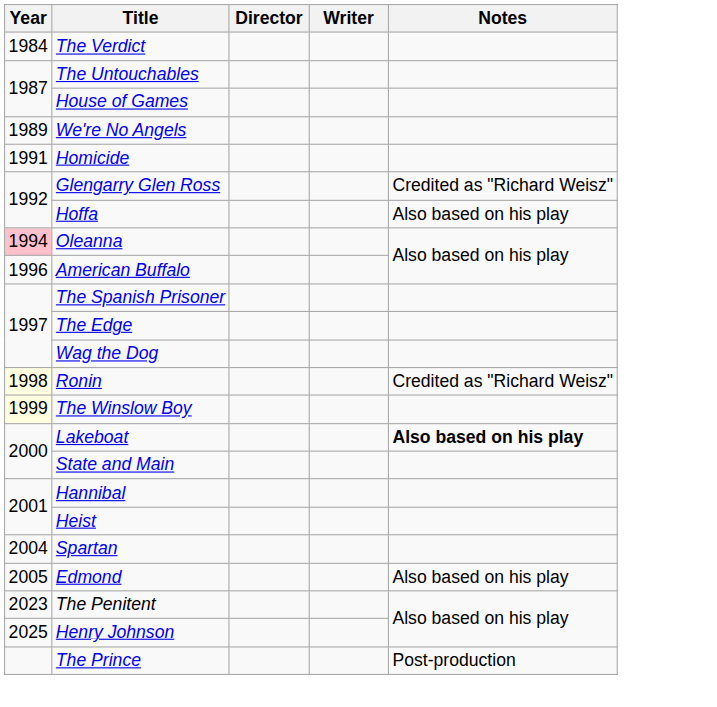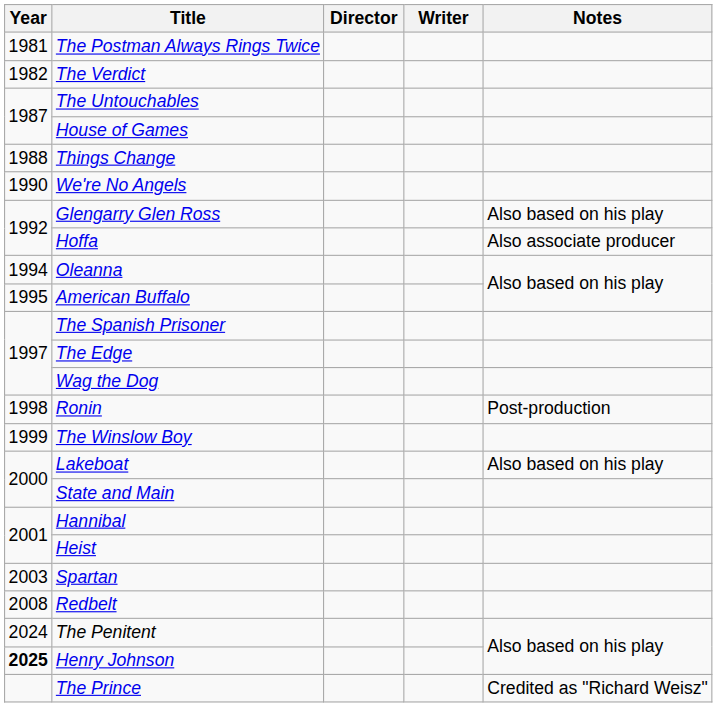+ row: (188, 46)
(28, 46) 1984 -> (28, 74) 1982
+ row: (116, 158)
(28, 130) 1989 -> (28, 185) 1990
- row: (93, 158)
(503, 185) Credited as "Richard Weisz" -> (575, 213) Also based on his play
(481, 213) Also based on his play -> (581, 241) Also associate producer
(28, 241) pink background -> (28, 269) no background
(28, 269) 1996 -> (28, 297) 1995
(28, 381) lightyellow background -> (28, 409) no background
(503, 381) Credited as "Richard Weisz" -> (549, 409) Post-production
(28, 409) lightyellow background -> (28, 437) no background
(488, 437) bold -> (575, 465) normal
(28, 548) 2004 -> (28, 576) 2003
- row: (89, 576)
+ row: (86, 604)
(28, 604) 2023 -> (28, 632) 2024
(28, 632) normal -> (28, 660) bold
(454, 660) Post-production -> (598, 688) Credited as "Richard Weisz"
